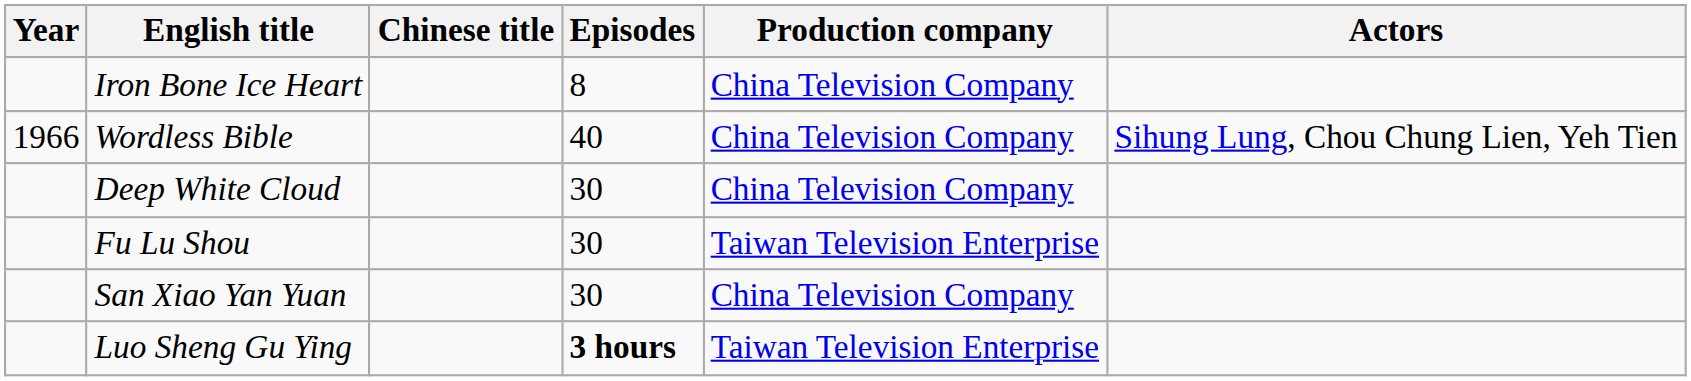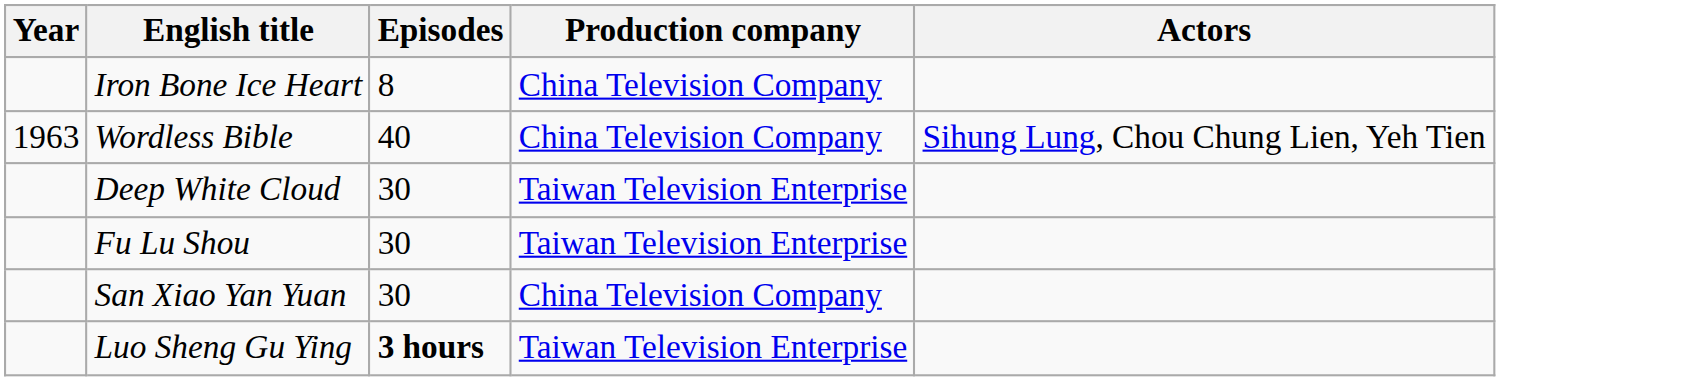- column: (466, 30)
(46, 136) 1966 -> (46, 136) 1963
(892, 189) China Television Company -> (713, 189) Taiwan Television Enterprise
